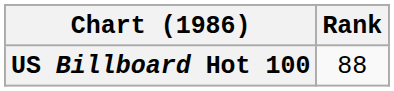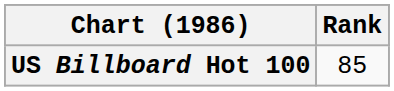(352, 66) 88 -> (352, 66) 85
